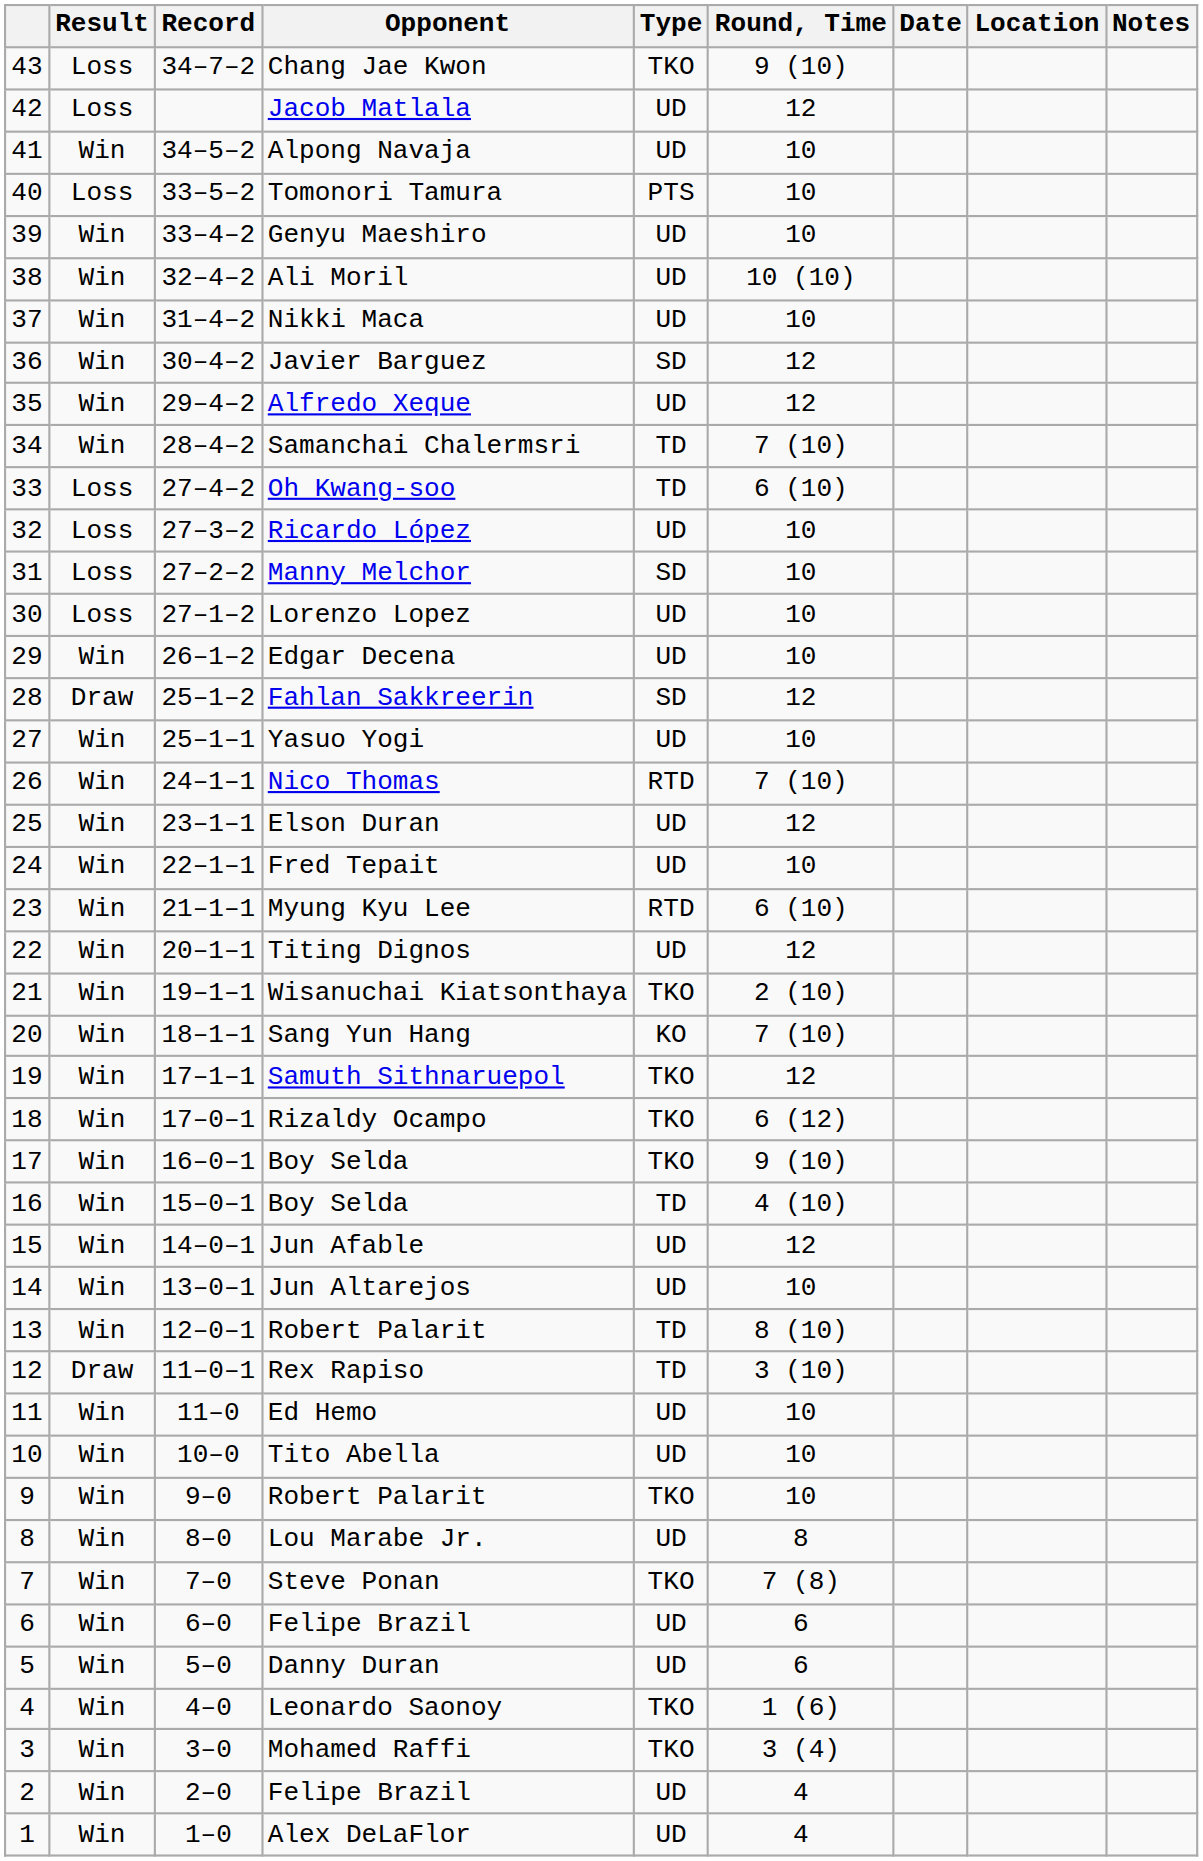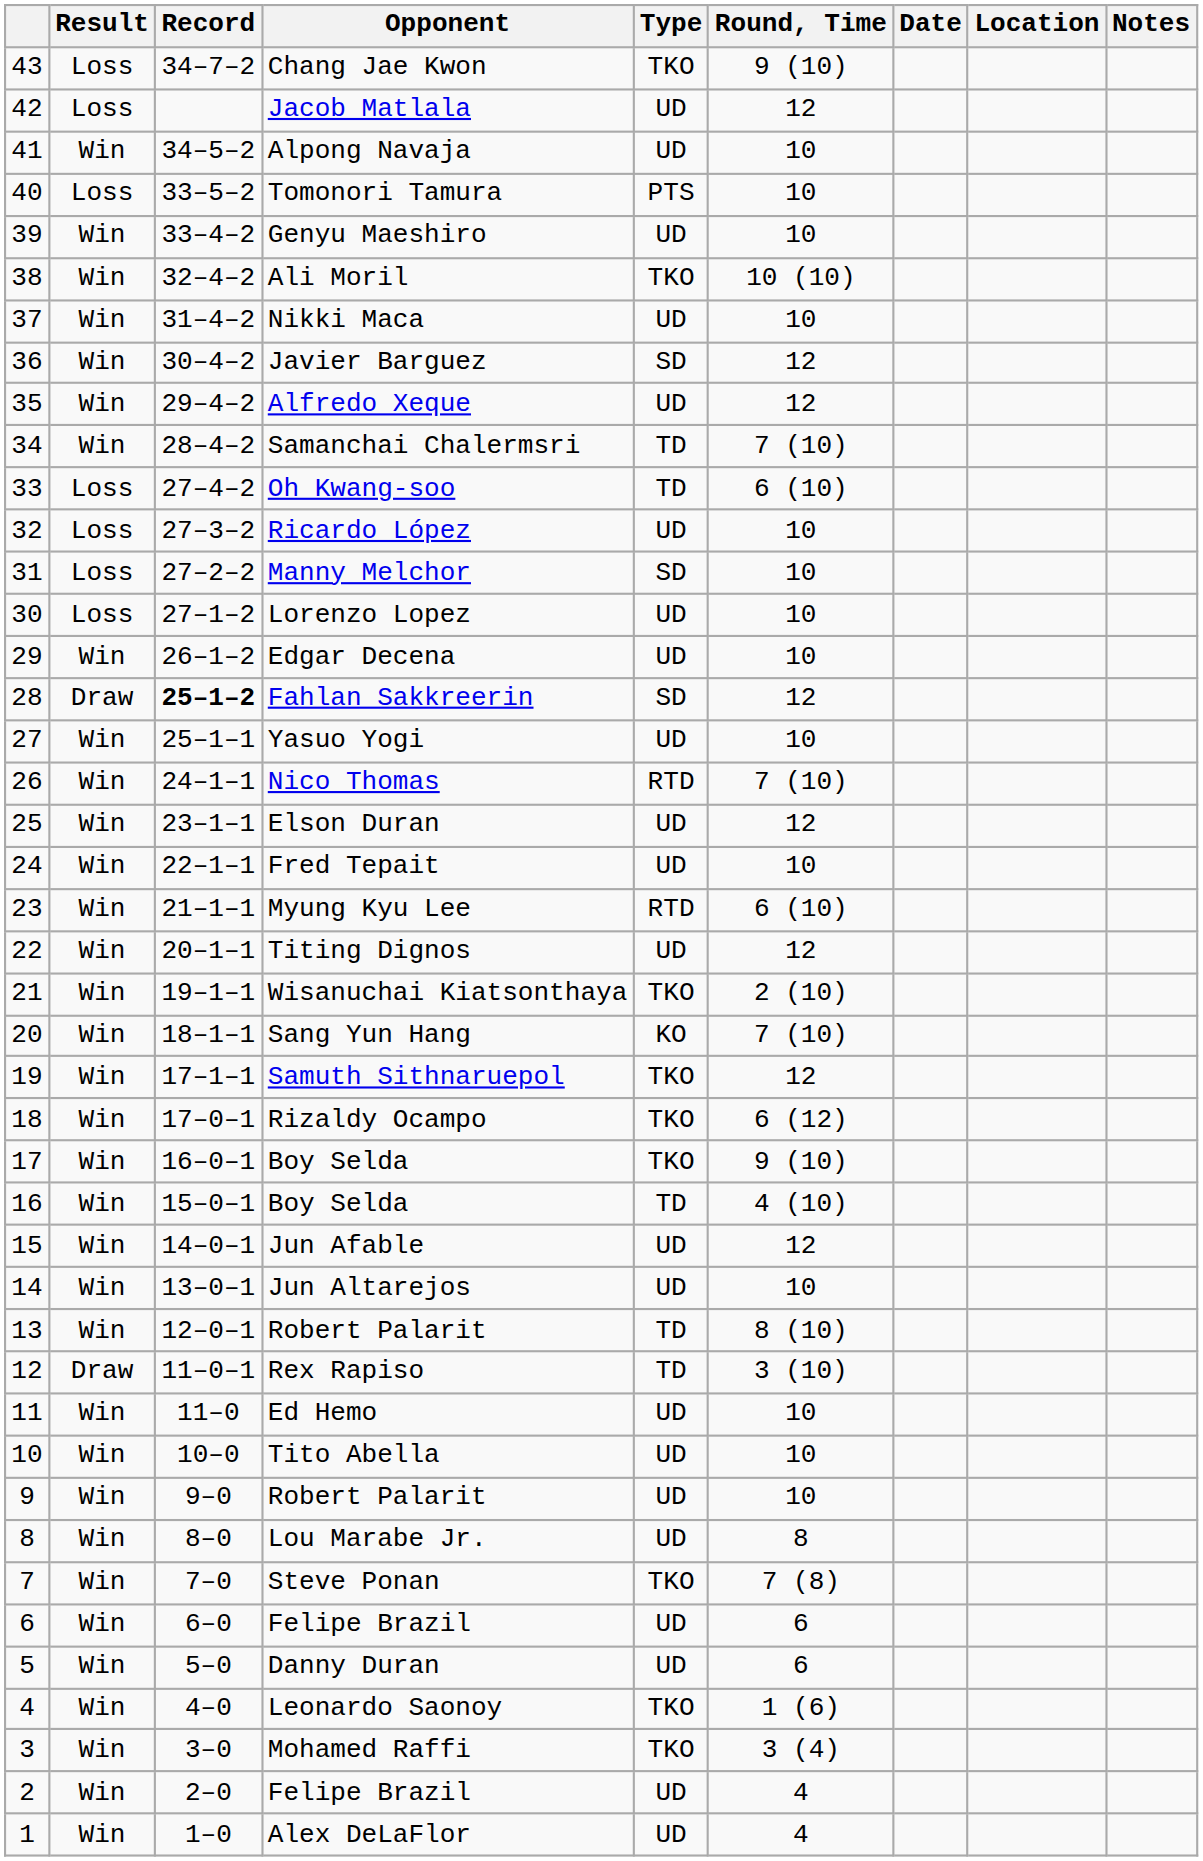(671, 279) UD -> (671, 279) TKO
(208, 700) normal -> (208, 700) bold
(671, 1499) TKO -> (671, 1499) UD
